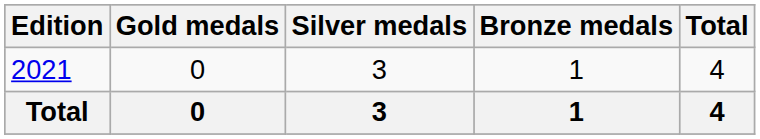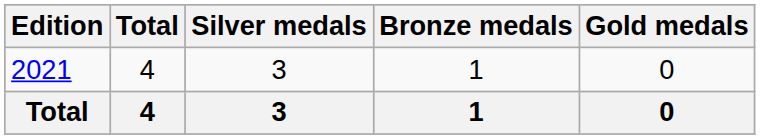columns swapped: (197, 26) <-> (717, 26)
